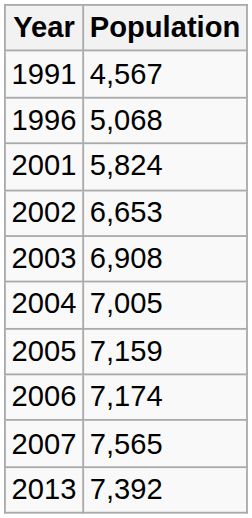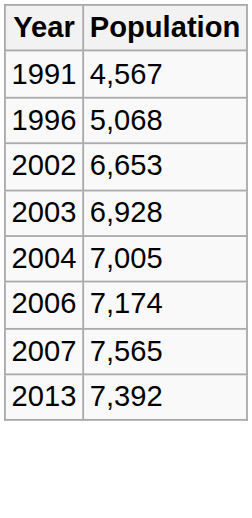- row: (44, 166)
(126, 258) 6,908 -> (126, 212) 6,928
- row: (44, 350)
